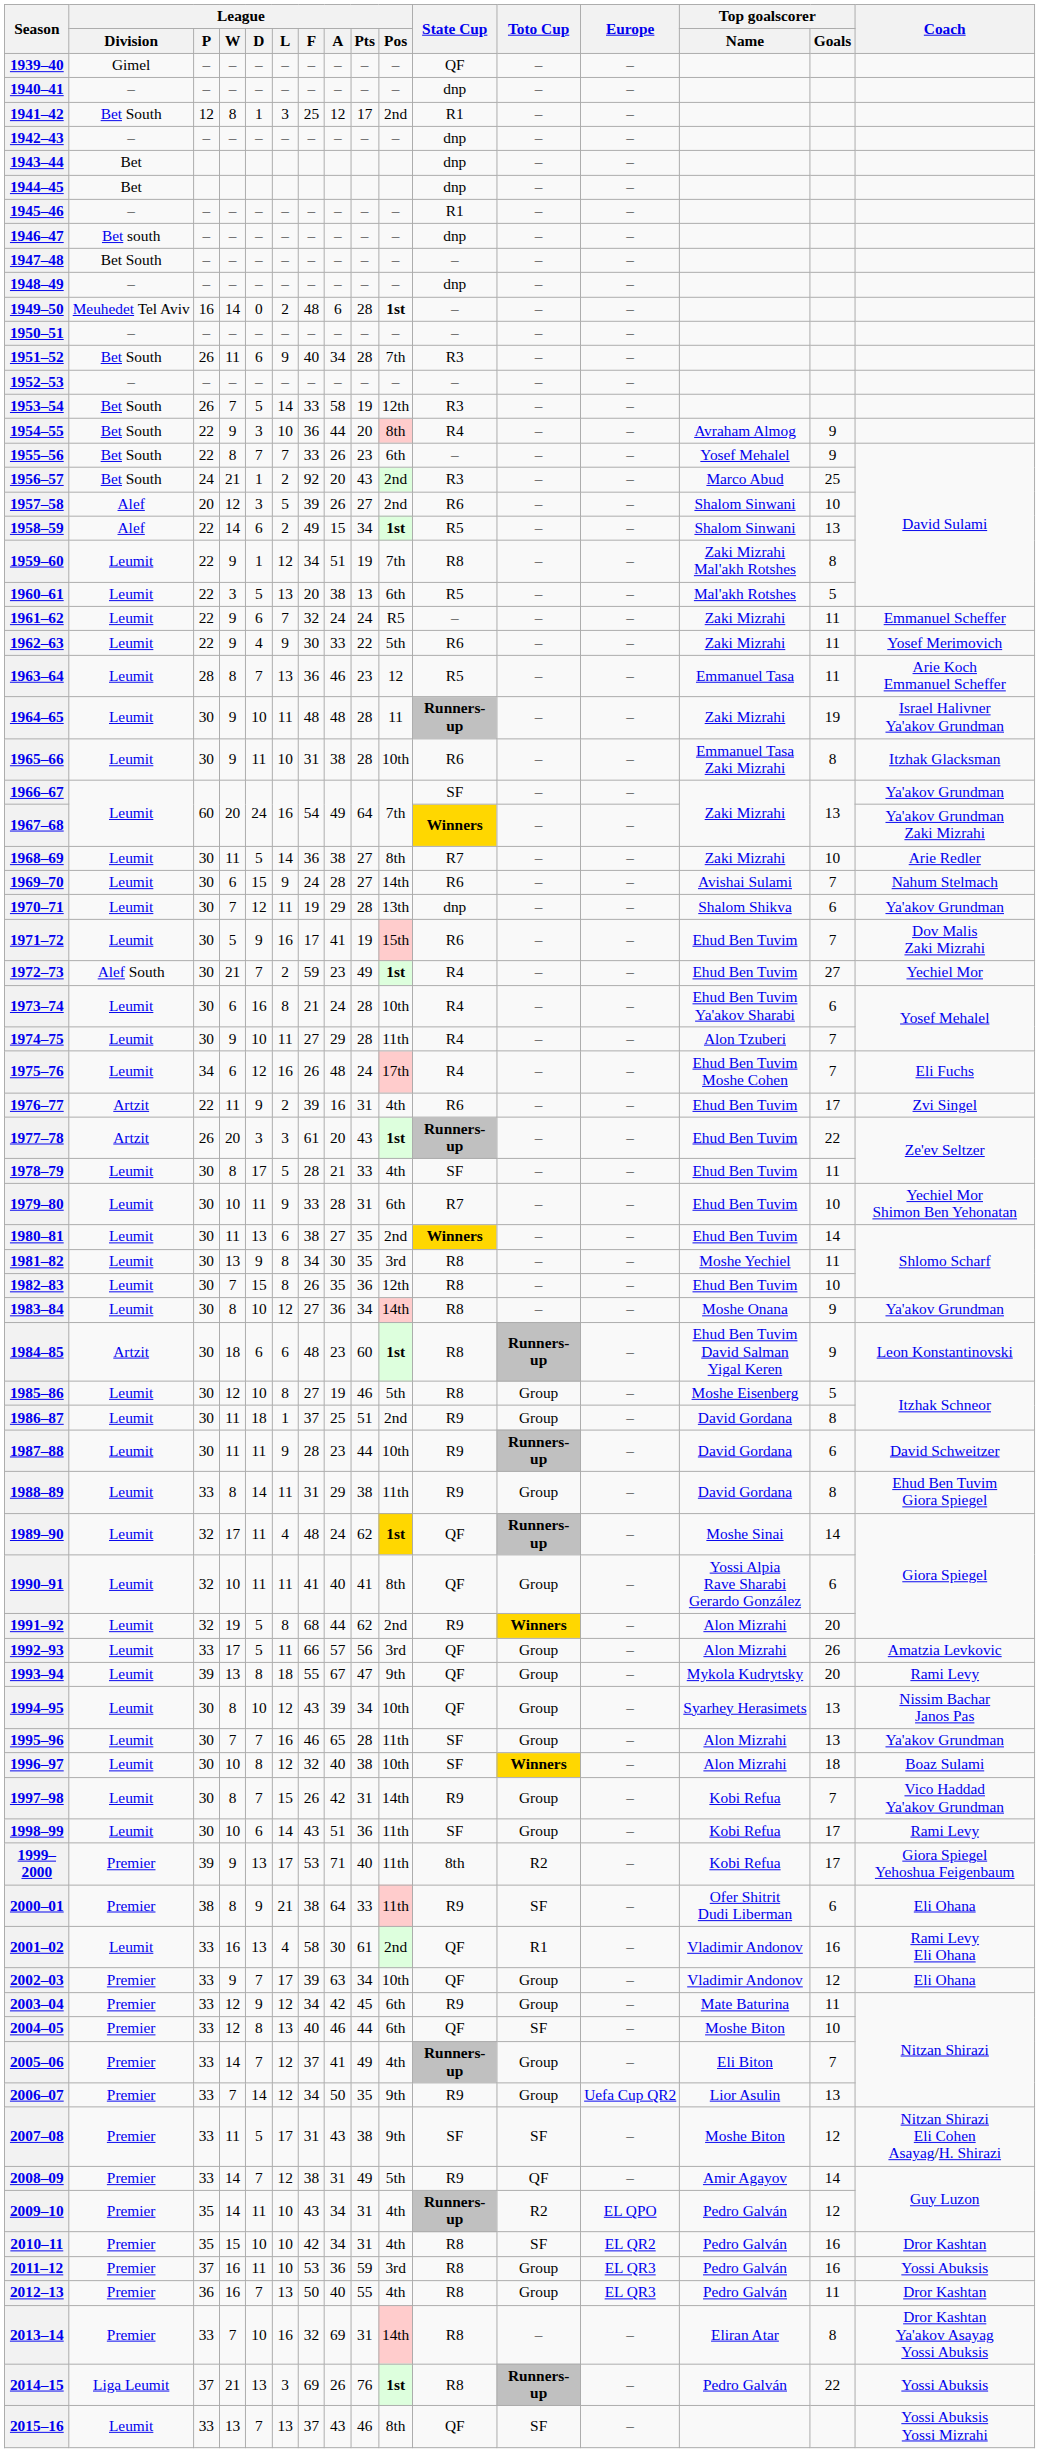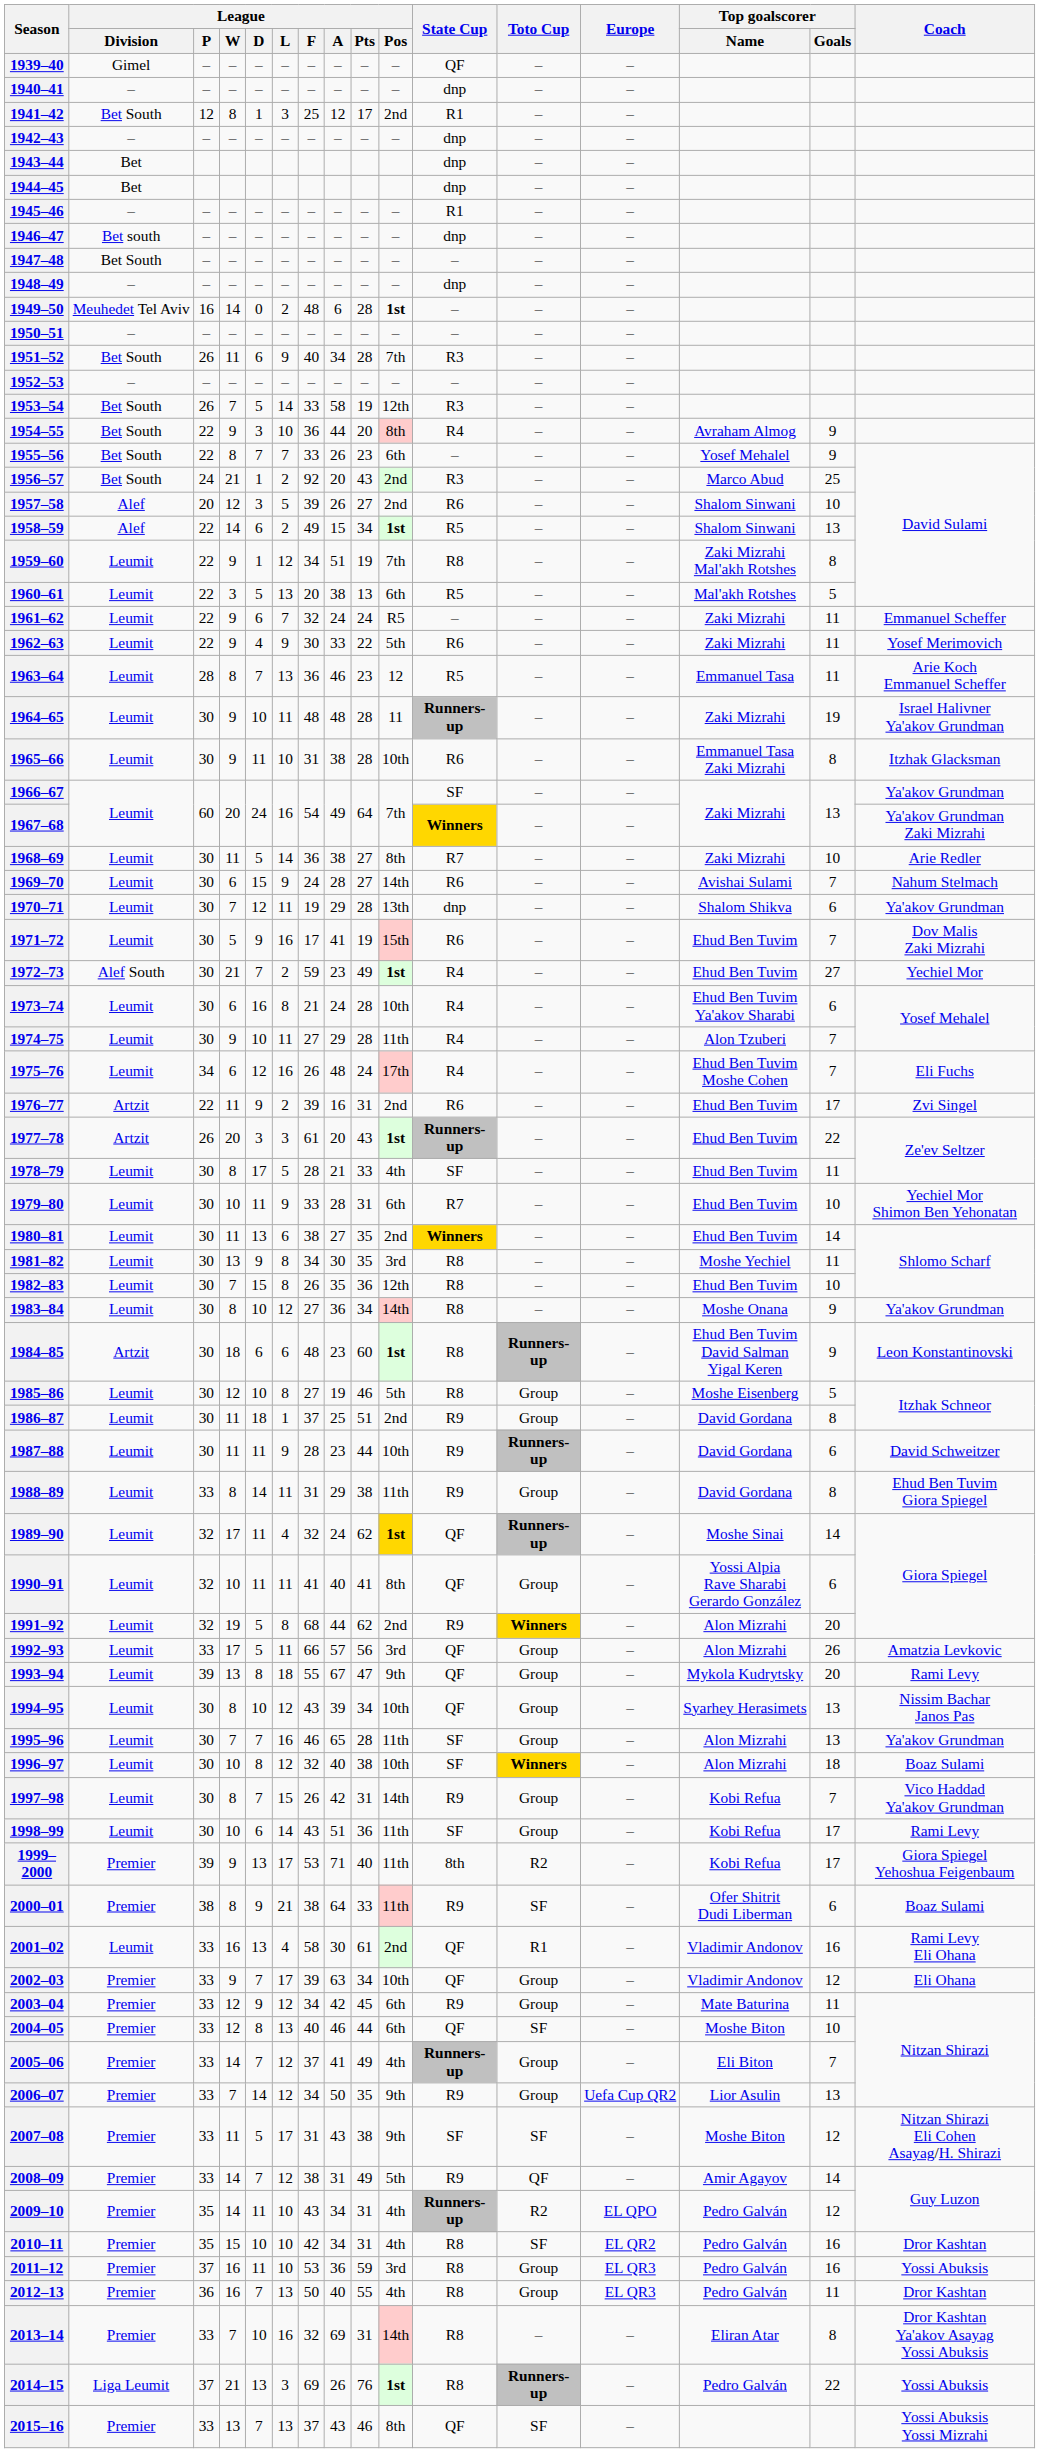(396, 1104) 4th -> (396, 1104) 2nd
(311, 1533) 48 -> (311, 1533) 32
(945, 1905) Eli Ohana -> (945, 1905) Boaz Sulami
(131, 2426) Leumit -> (131, 2426) Premier
